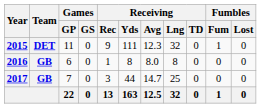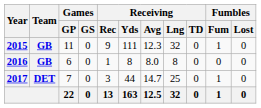(45, 45) DET -> (45, 45) GB
(45, 78) GB -> (45, 78) DET
(219, 78) 0 -> (219, 78) 1
